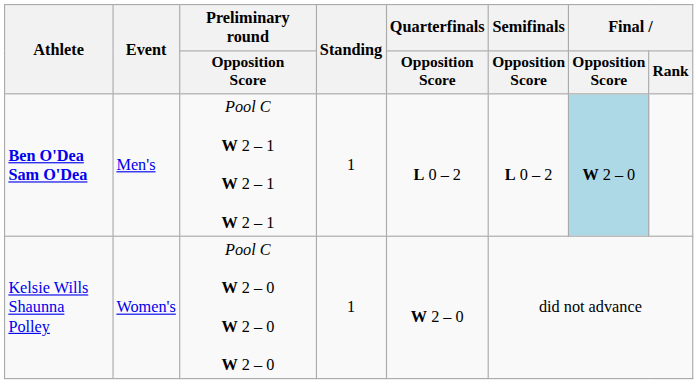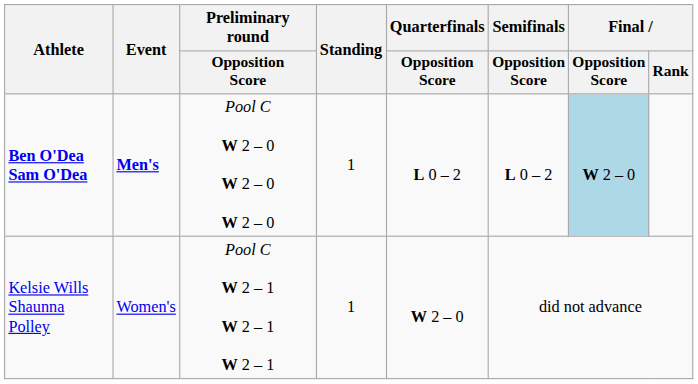(136, 165) normal -> (138, 165) bold
(248, 165) Pool C W 2 – 1 W 2 – 1 W 2 – 1 -> (248, 165) Pool C W 2 – 0 W 2 – 0 W 2 – 0
(248, 307) Pool C W 2 – 0 W 2 – 0 W 2 – 0 -> (248, 307) Pool C W 2 – 1 W 2 – 1 W 2 – 1
